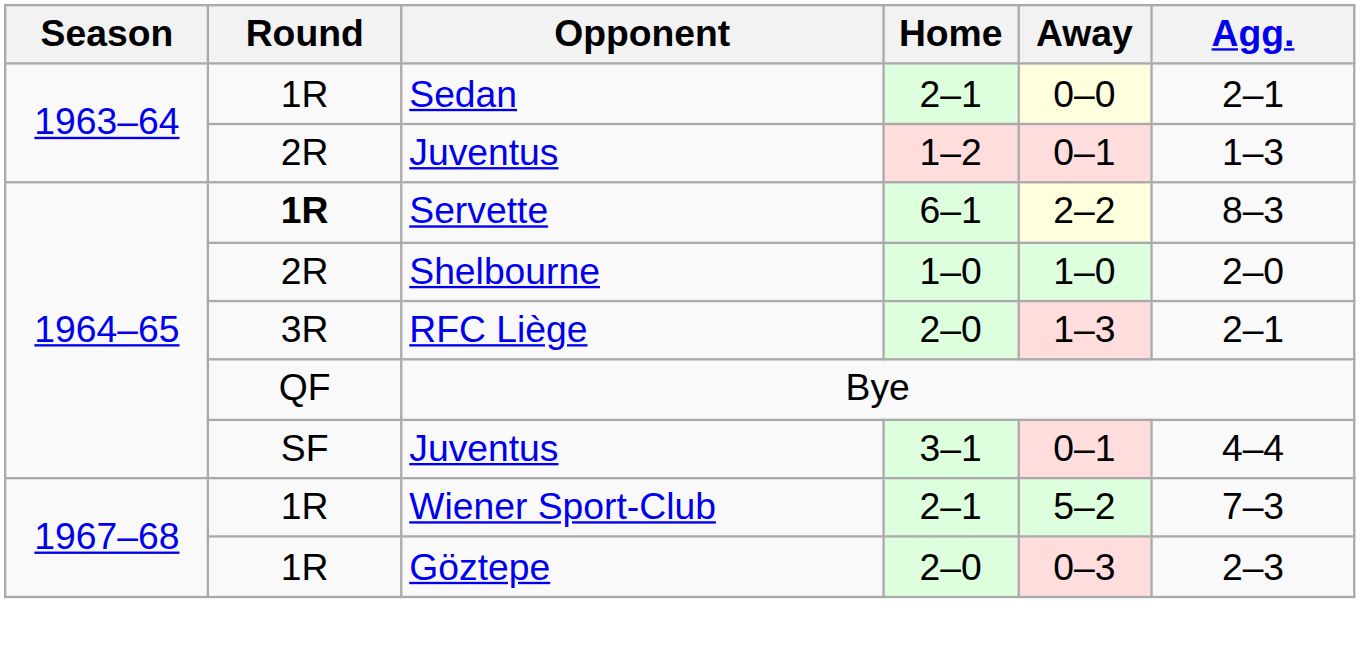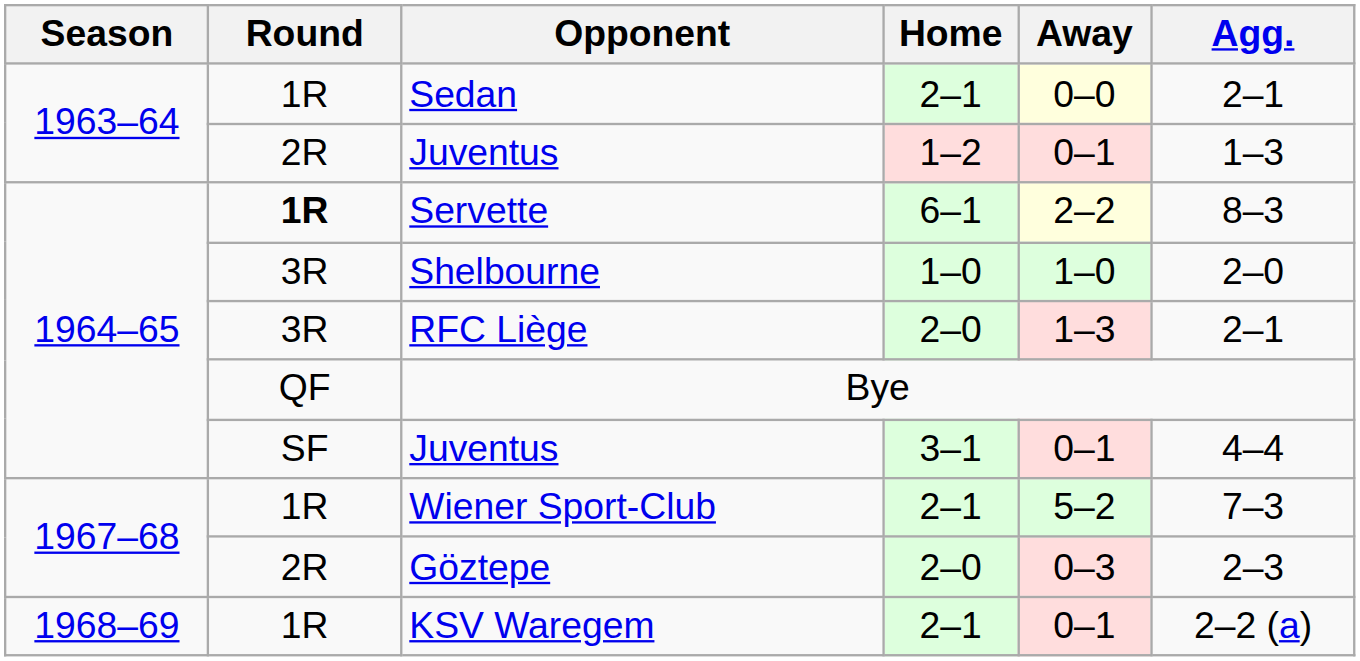(305, 270) 2R -> (305, 270) 3R
(305, 566) 1R -> (305, 566) 2R
+ row: (532, 625)
